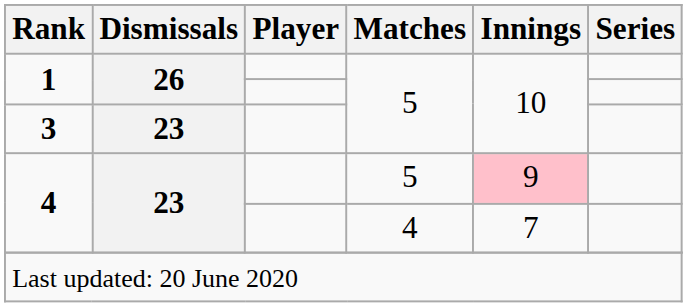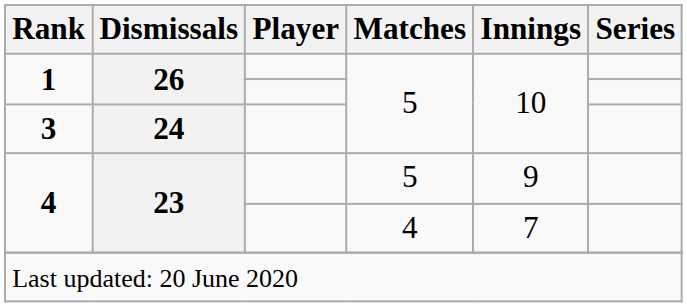(169, 128) 23 -> (169, 128) 24
(531, 177) pink background -> (531, 177) no background
